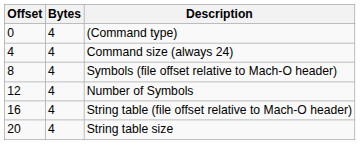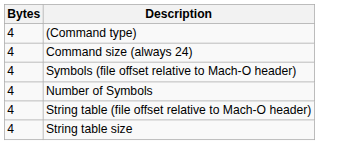- column: (25, 14)
